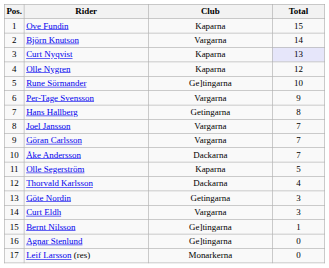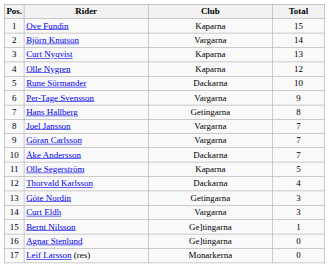(298, 54) lavender background -> (298, 54) no background
(210, 83) Ge]tingarna -> (210, 83) Dackarna
